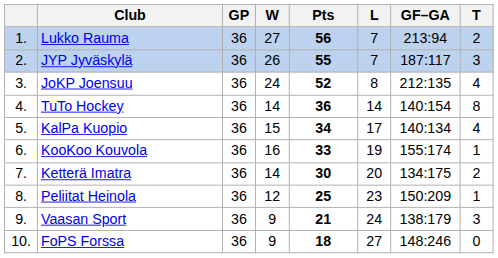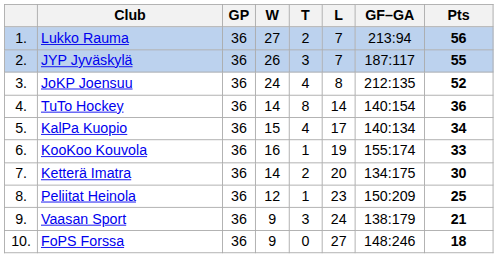columns swapped: (476, 15) <-> (323, 15)
